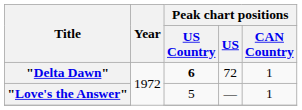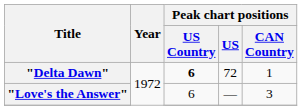(191, 94) 5 -> (191, 94) 6
(269, 94) 1 -> (269, 94) 3
